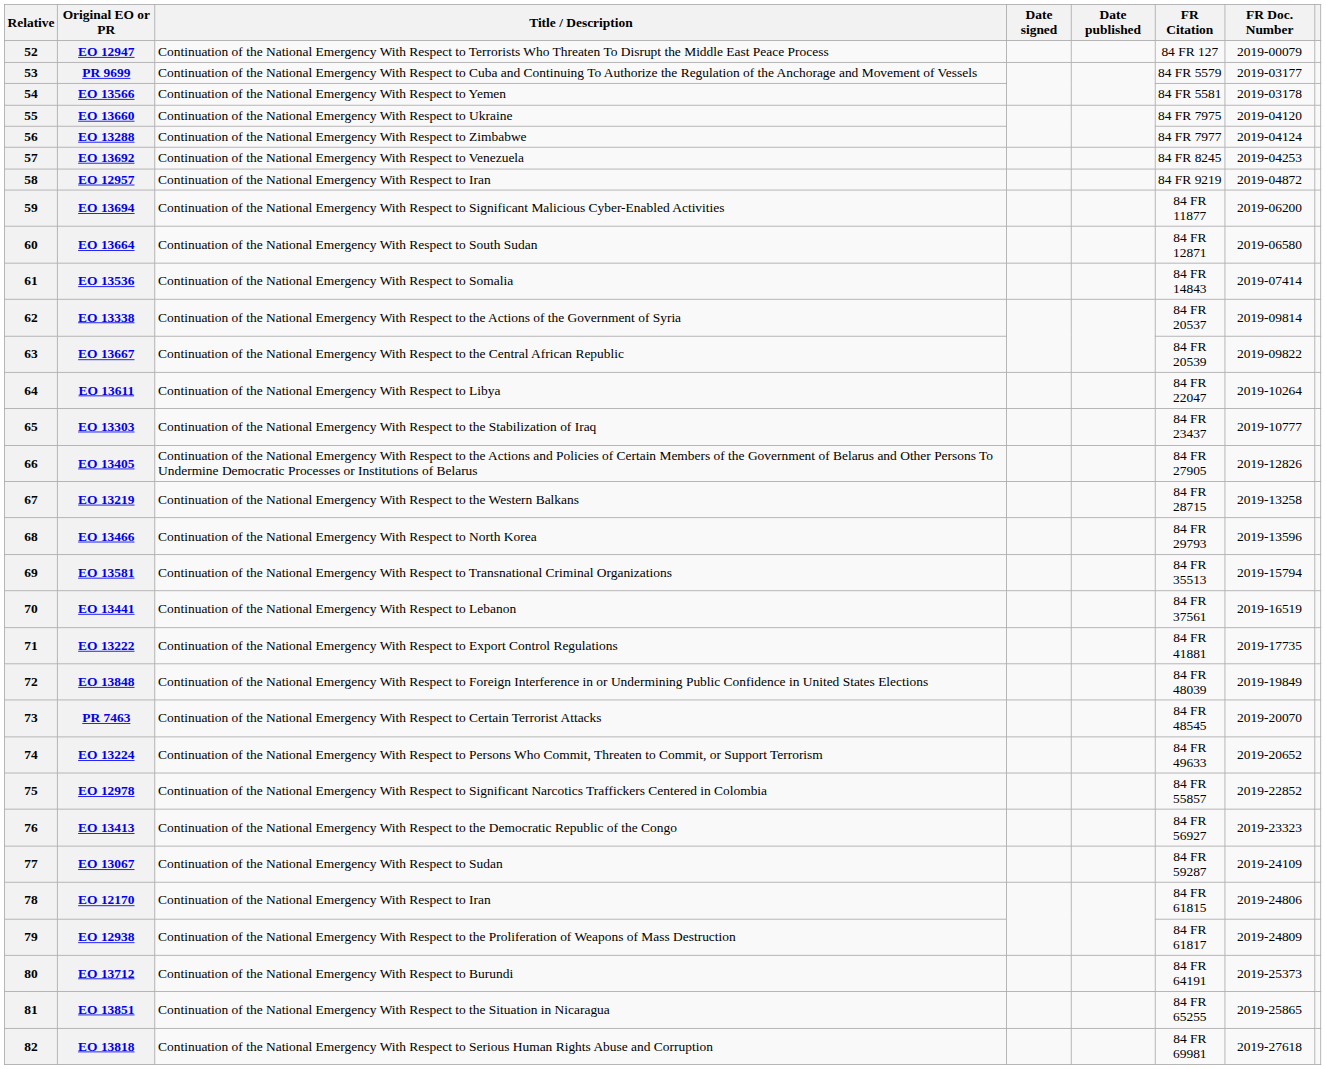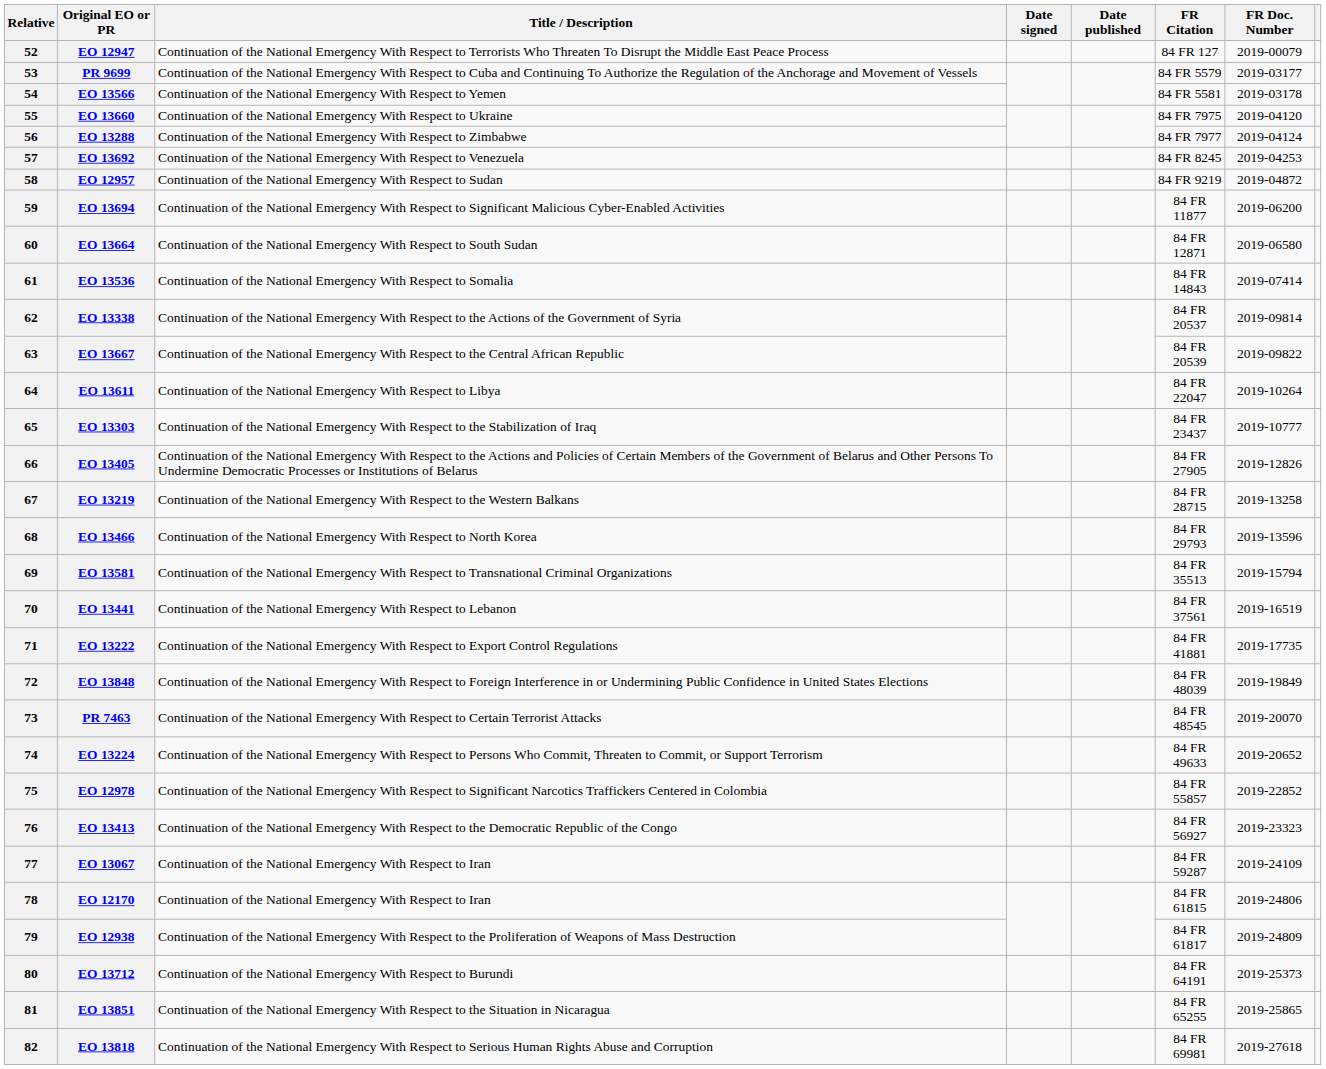(324, 179) Continuation of the National Emergency With Respect to Iran -> (330, 179) Continuation of the National Emergency With Respect to Sudan
(330, 864) Continuation of the National Emergency With Respect to Sudan -> (324, 864) Continuation of the National Emergency With Respect to Iran
